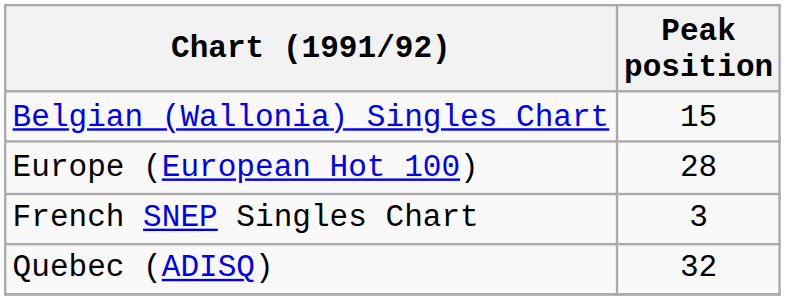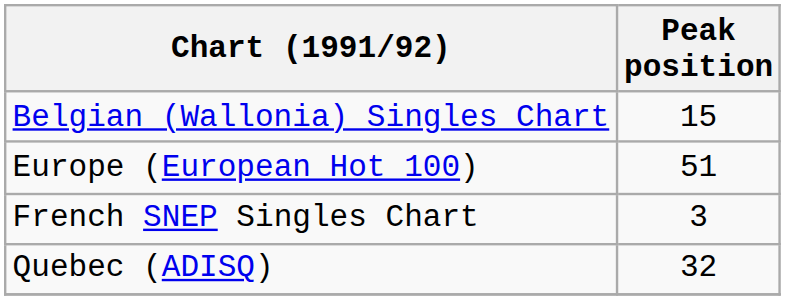(699, 168) 28 -> (699, 168) 51
